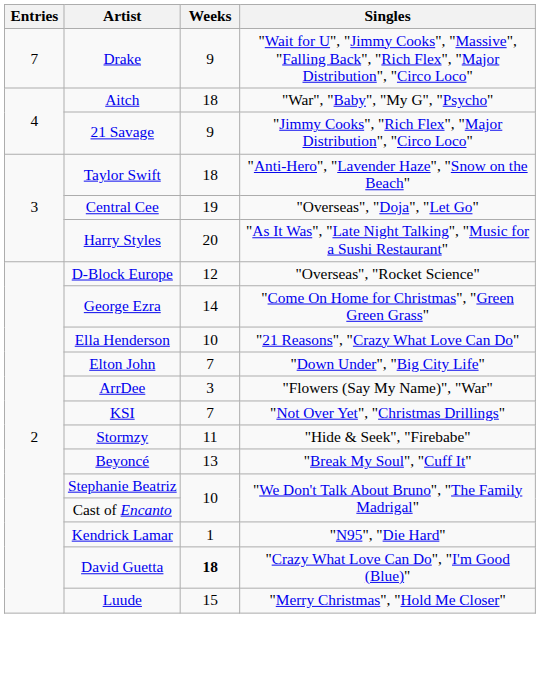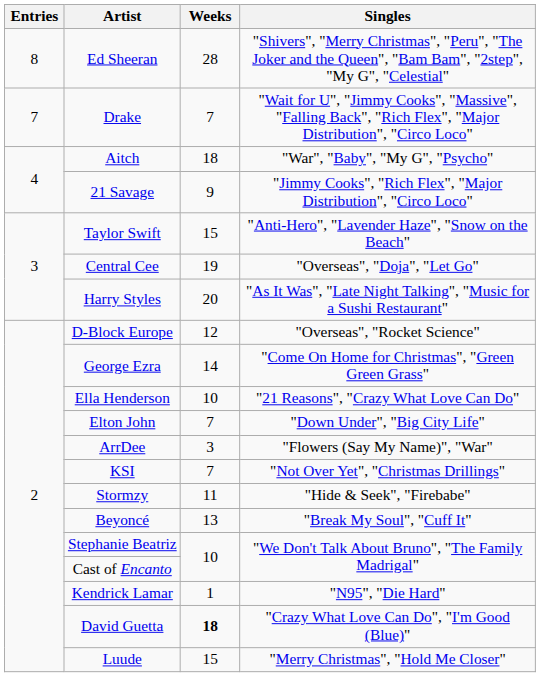+ row: (122, 58)
(210, 58) 9 -> (210, 117) 7
(210, 174) 18 -> (210, 233) 15
